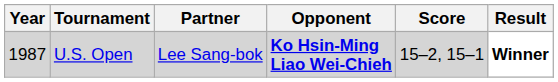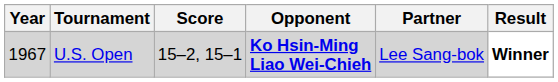columns swapped: (210, 18) <-> (442, 18)
(27, 54) 1987 -> (27, 54) 1967
